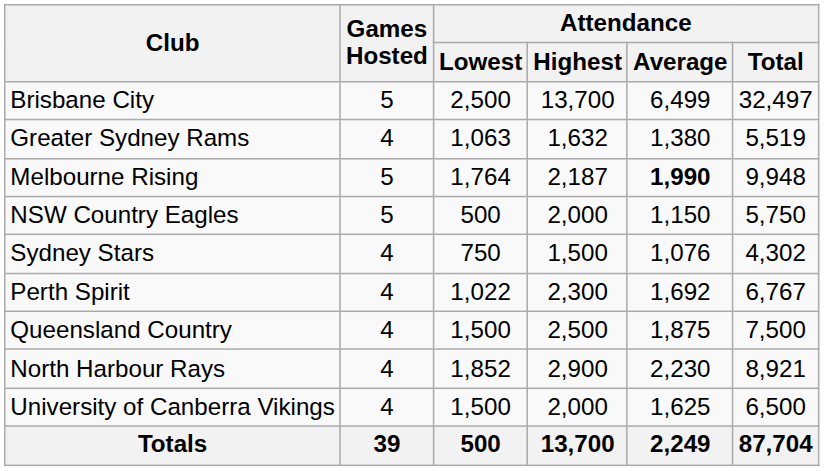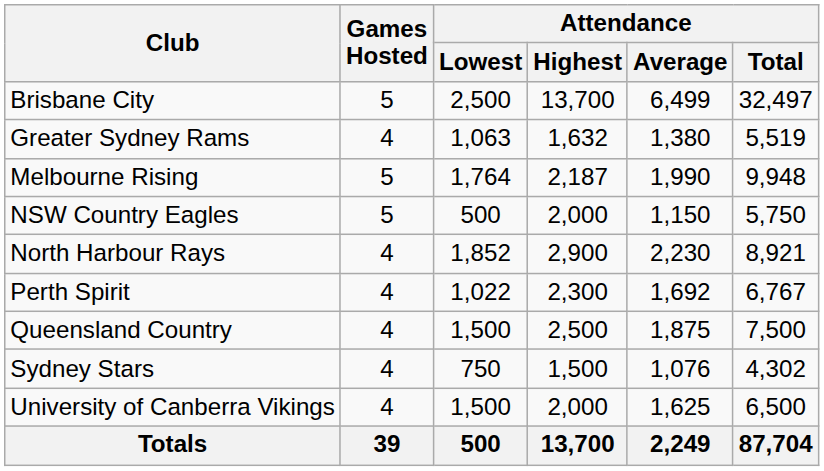(680, 176) bold -> (680, 176) normal
rows swapped: (118, 368) <-> (82, 253)
